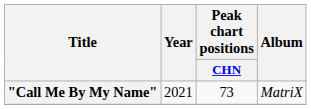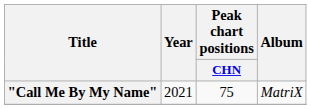(227, 92) 73 -> (227, 92) 75
